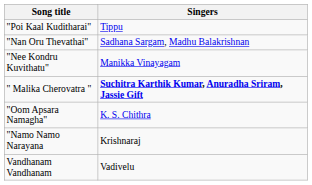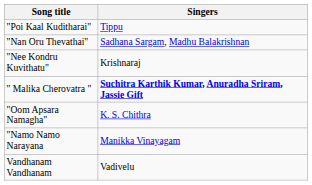(140, 63) Manikka Vinayagam -> (120, 63) Krishnaraj
(120, 141) Krishnaraj -> (140, 141) Manikka Vinayagam
